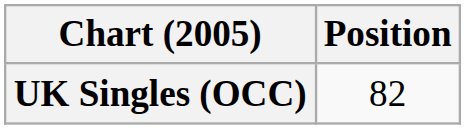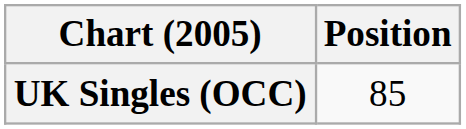(388, 92) 82 -> (388, 92) 85
